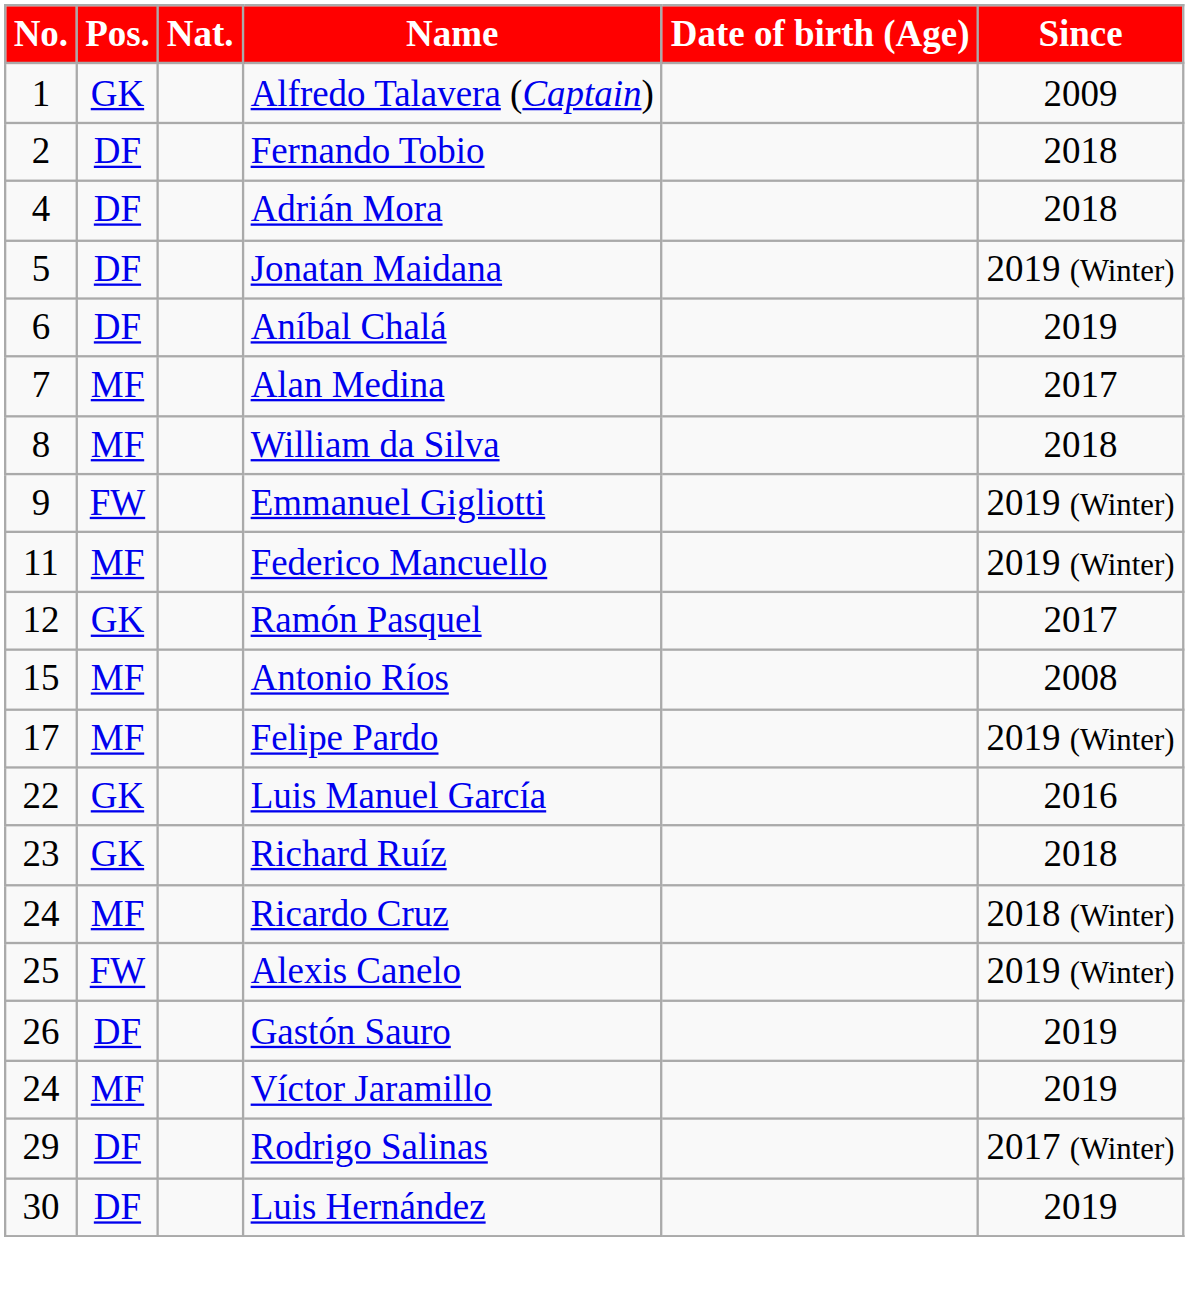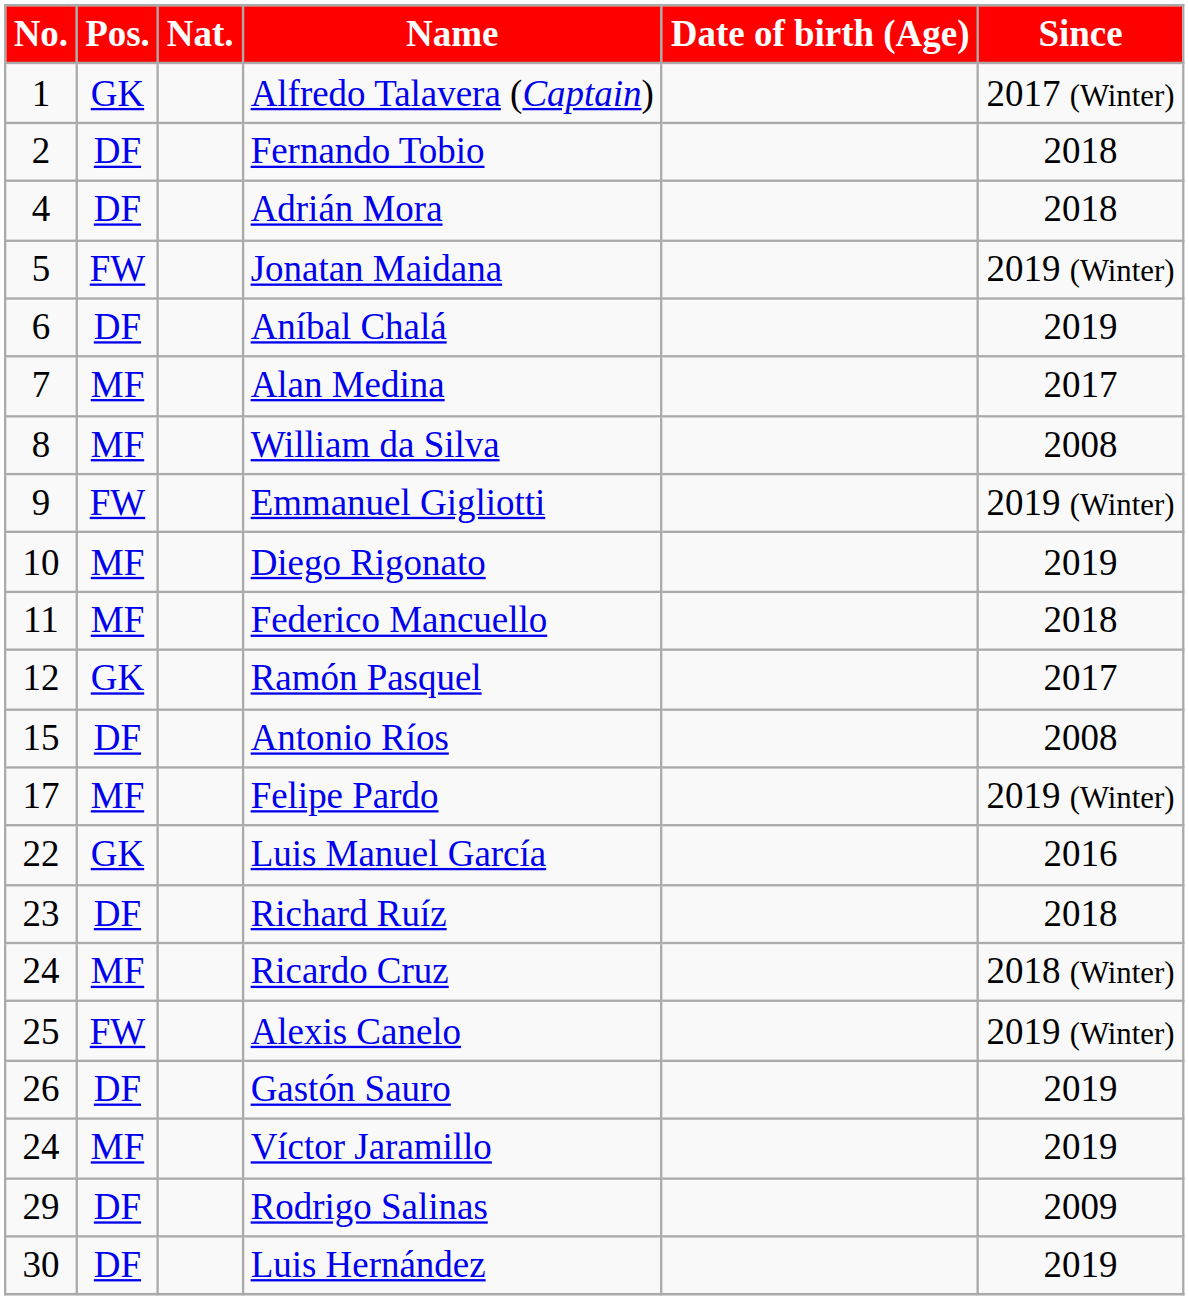(1080, 92) 2009 -> (1081, 92) 2017 (Winter)
(117, 268) DF -> (117, 268) FW
(1080, 444) 2018 -> (1080, 444) 2008
+ row: (368, 561)
(1081, 561) 2019 (Winter) -> (1080, 619) 2018
(117, 678) MF -> (117, 737) DF
(117, 854) GK -> (117, 913) DF
(1081, 1147) 2017 (Winter) -> (1080, 1206) 2009
